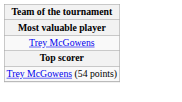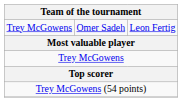+ row: (101, 27)
